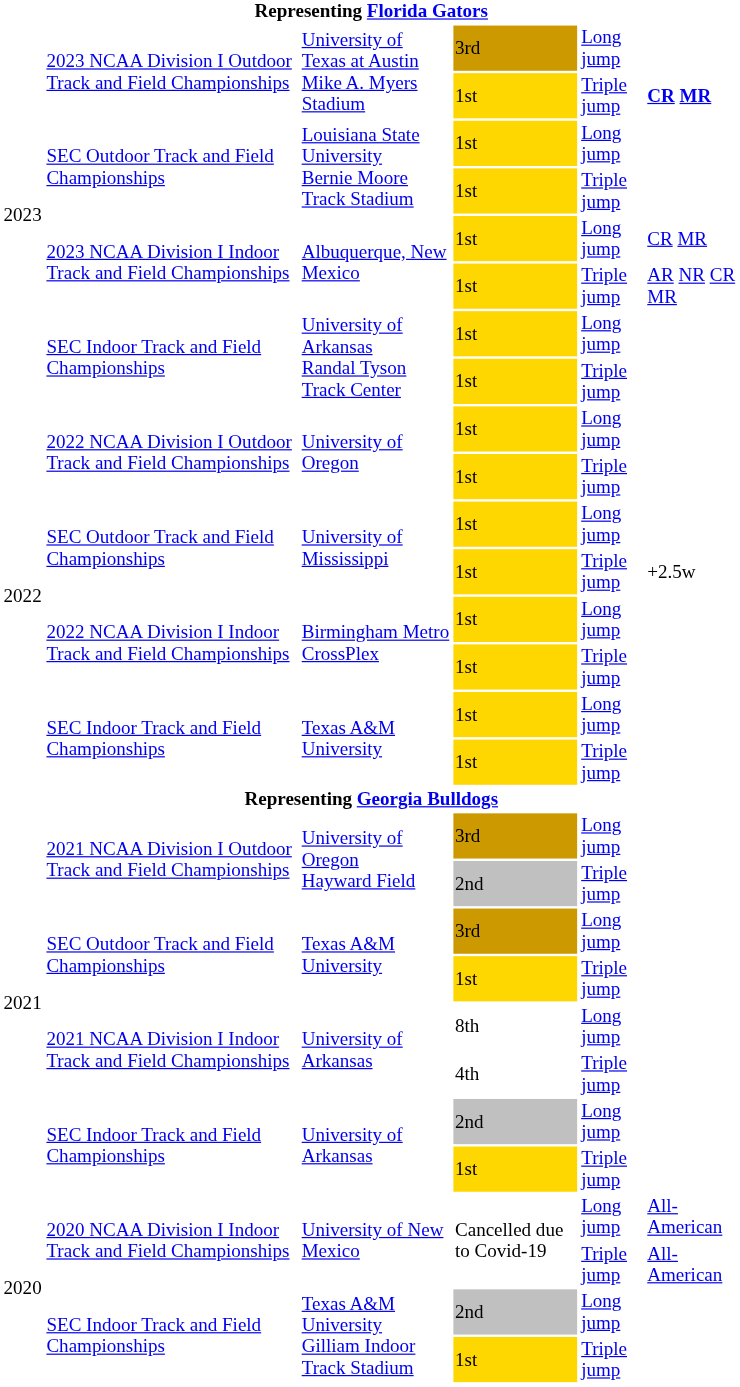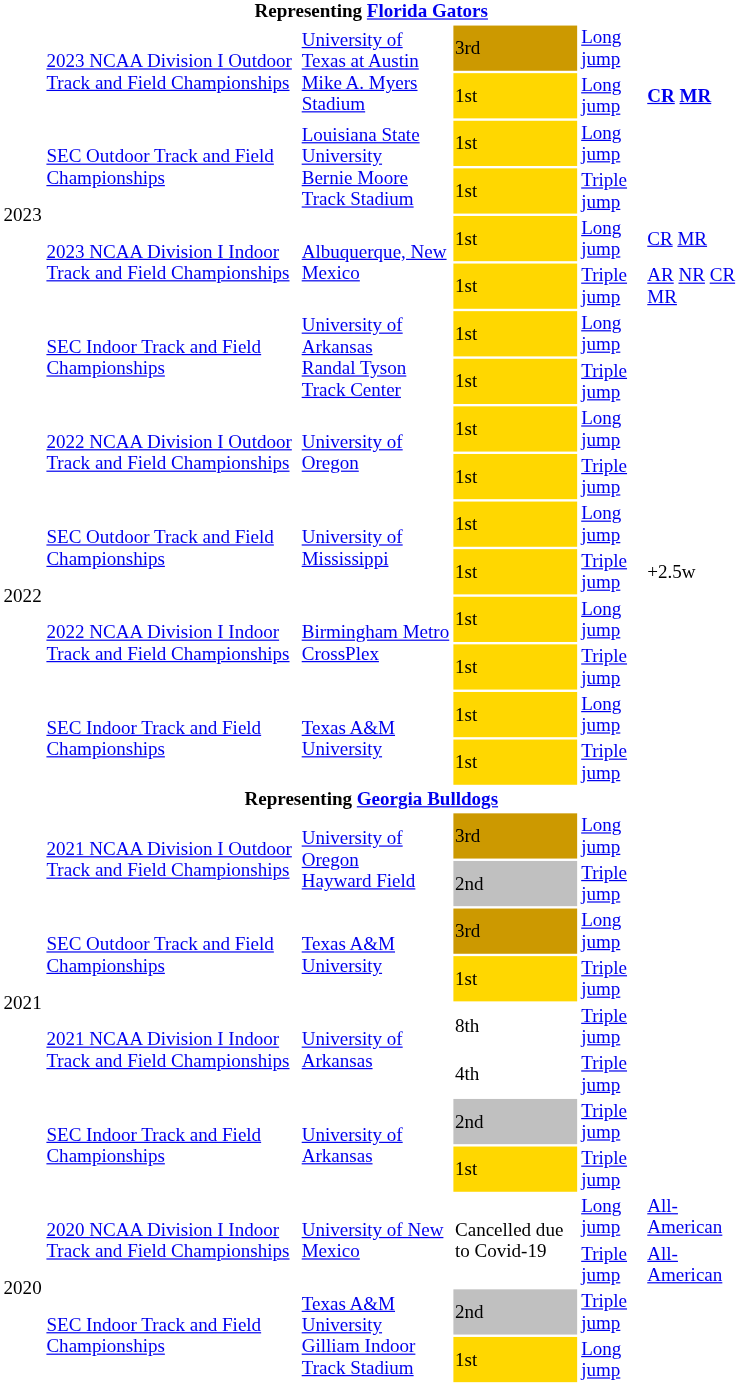(604, 95) Triple jump -> (601, 95) Long jump
(601, 1026) Long jump -> (604, 1026) Triple jump
(601, 1121) Long jump -> (604, 1121) Triple jump
(601, 1311) Long jump -> (604, 1311) Triple jump
(604, 1359) Triple jump -> (601, 1359) Long jump
